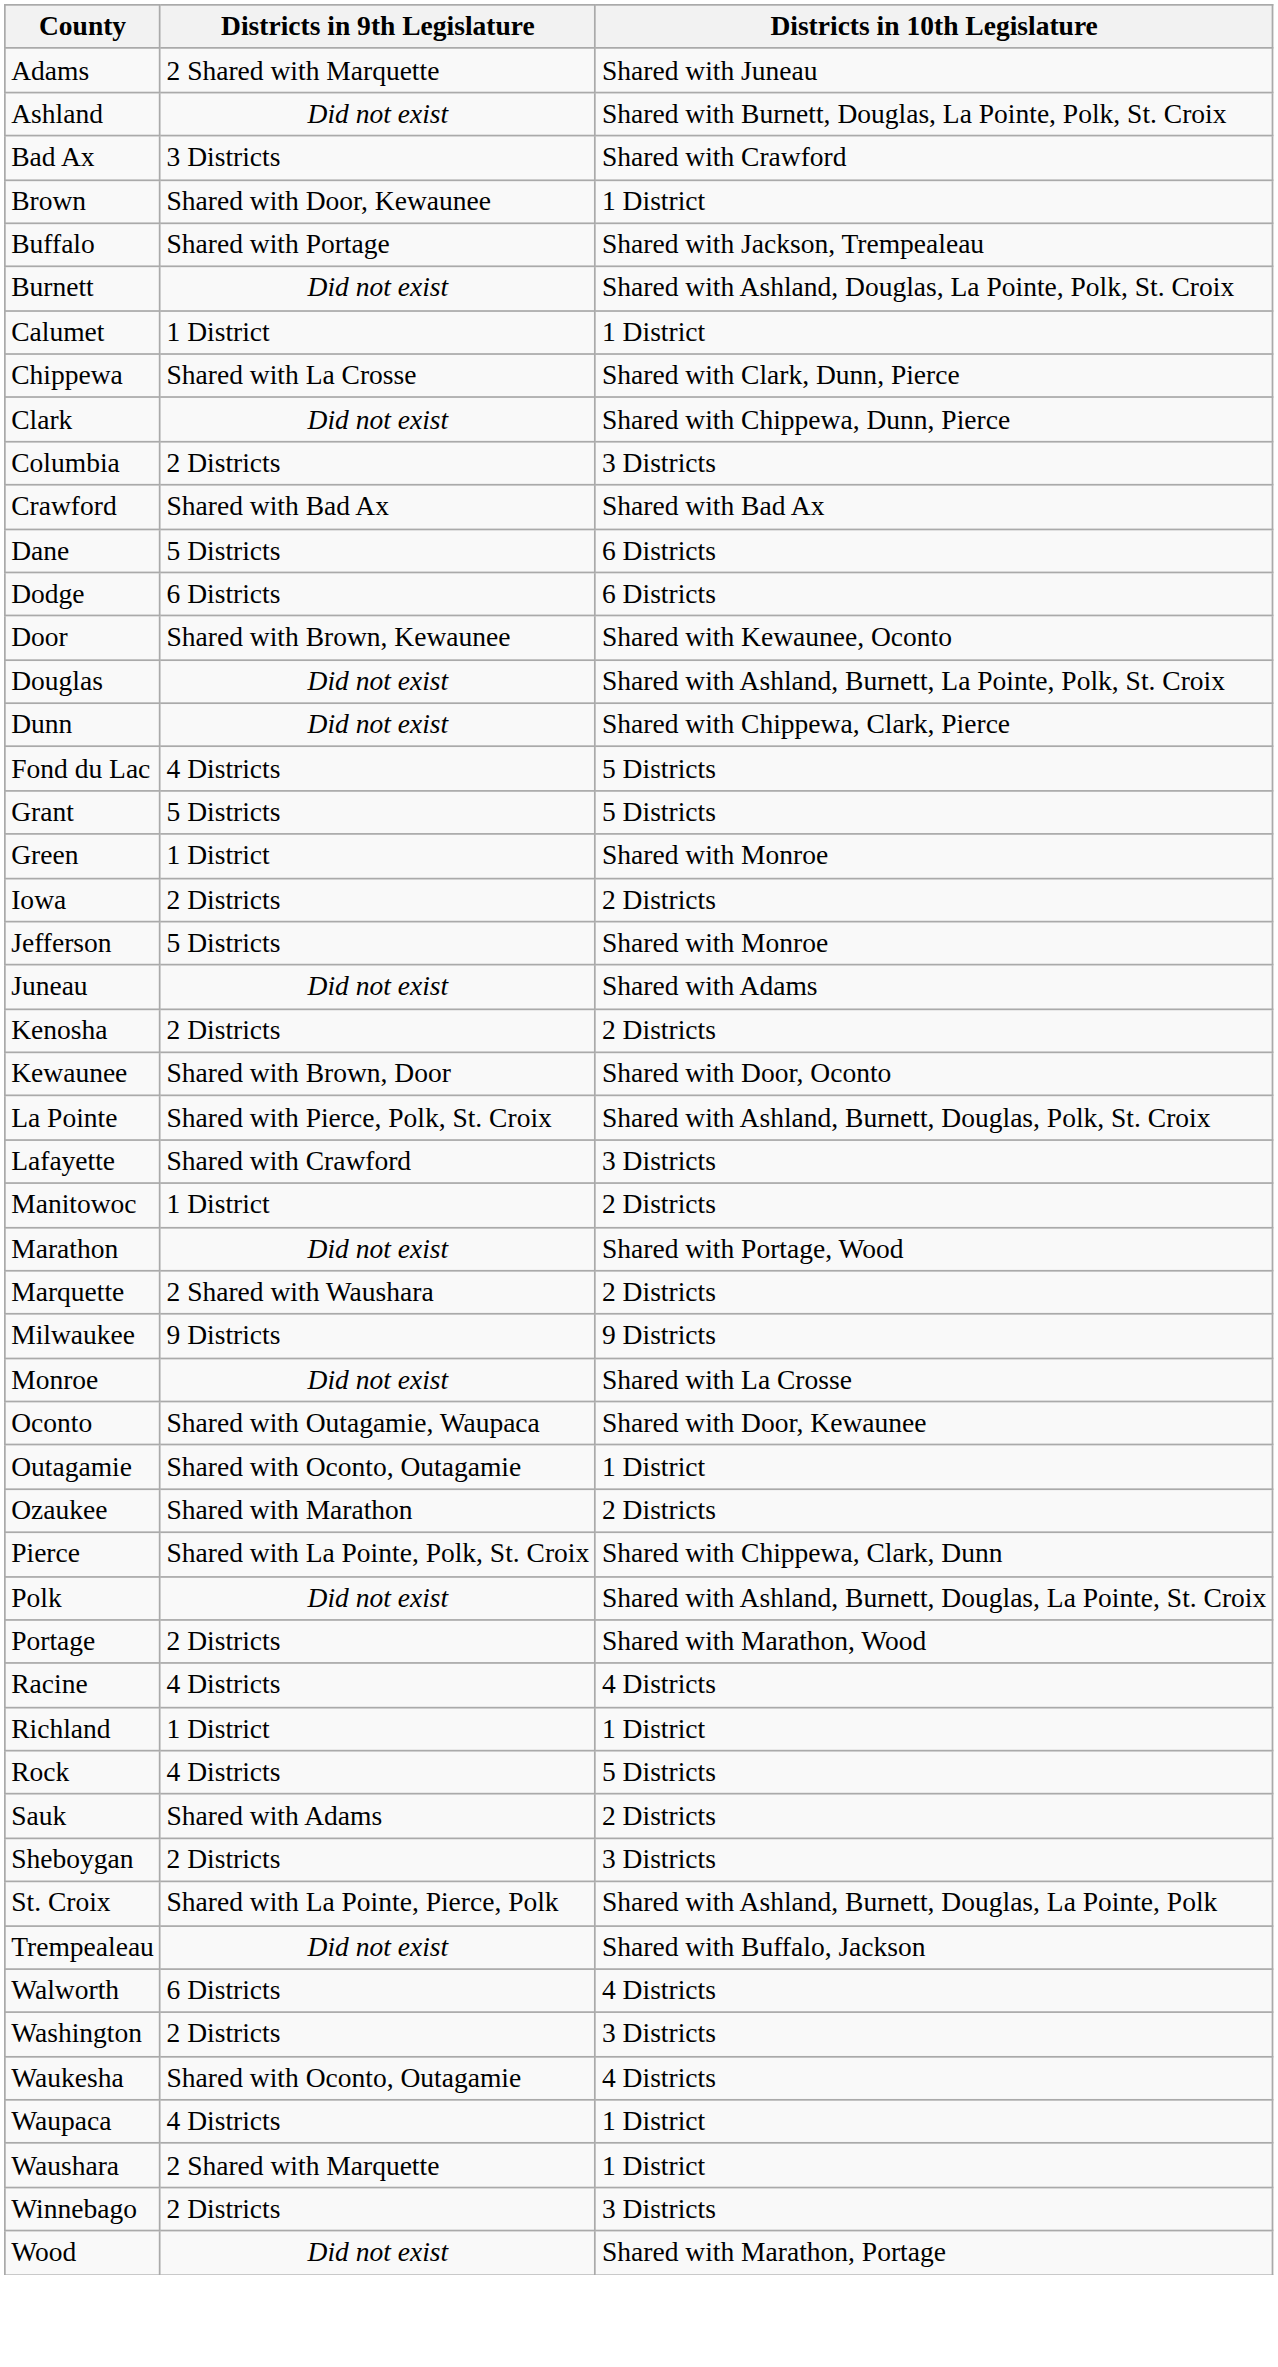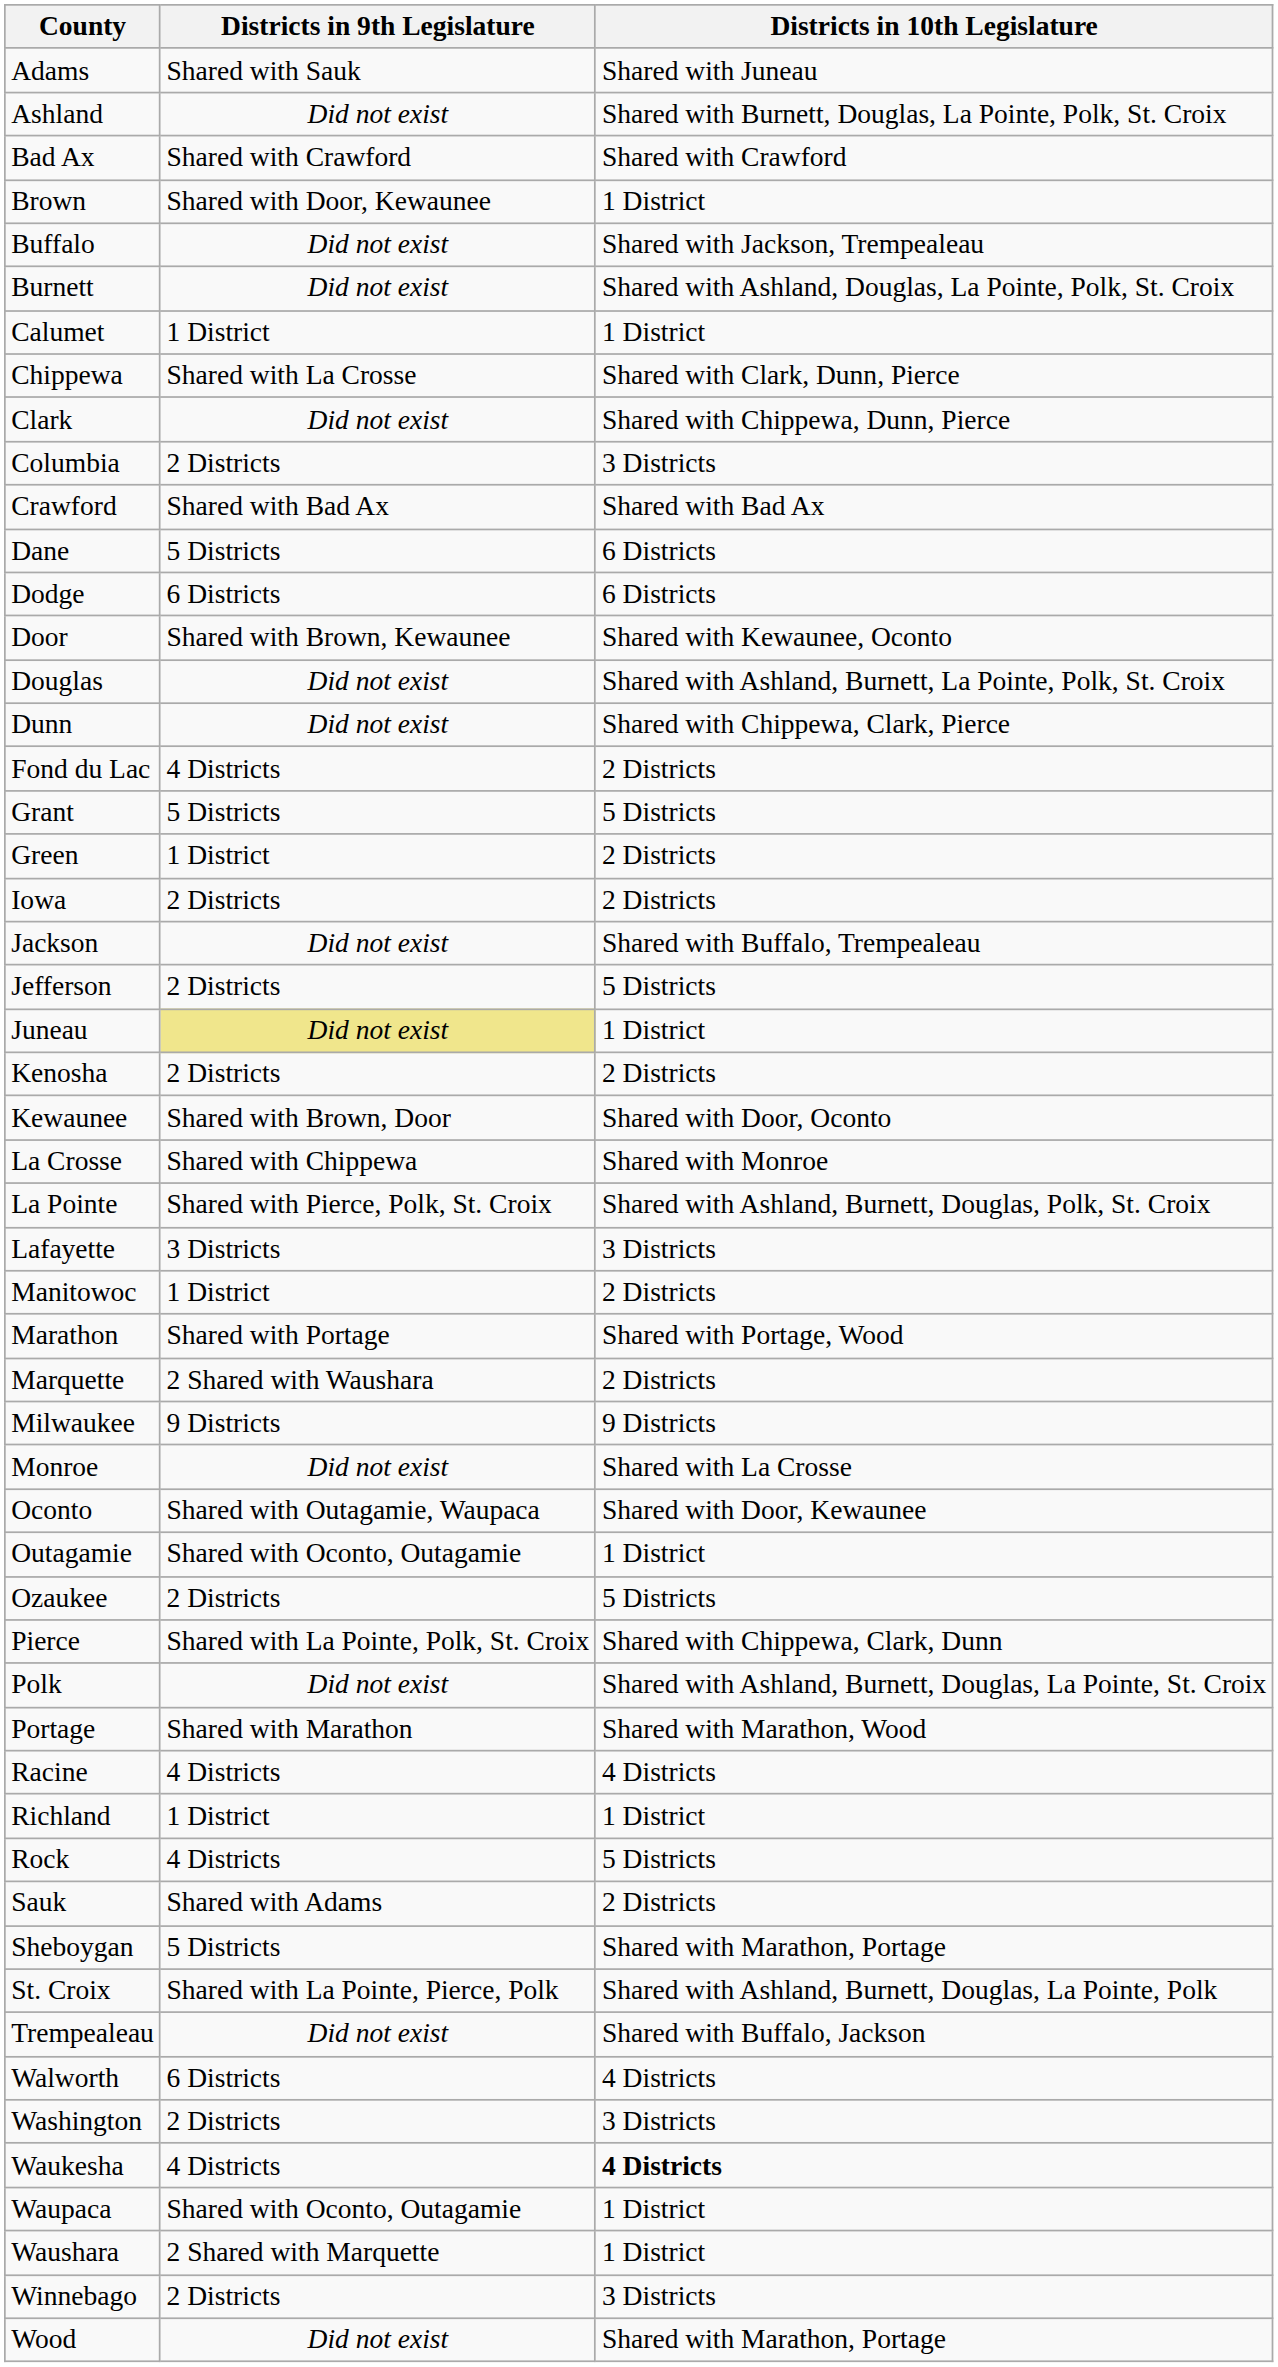(303, 69) 2 Shared with Marquette -> (264, 69) Shared with Sauk
(223, 157) 3 Districts -> (289, 157) Shared with Crawford
(278, 244) Shared with Portage -> (378, 244) Did not exist
(659, 768) 5 Districts -> (659, 768) 2 Districts
(715, 855) Shared with Monroe -> (659, 855) 2 Districts
+ row: (55, 942)
(223, 942) 5 Districts -> (223, 986) 2 Districts
(715, 942) Shared with Monroe -> (659, 986) 5 Districts
(378, 986) no background -> (378, 1030) khaki background
(710, 986) Shared with Adams -> (654, 1030) 1 District
+ row: (67, 1161)
(289, 1161) Shared with Crawford -> (223, 1248) 3 Districts
(378, 1248) Did not exist -> (278, 1335) Shared with Portage
(290, 1510) Shared with Marathon -> (223, 1597) 2 Districts
(659, 1510) 2 Districts -> (659, 1597) 5 Districts
(223, 1641) 2 Districts -> (290, 1728) Shared with Marathon
(223, 1859) 2 Districts -> (223, 1946) 5 Districts
(659, 1859) 3 Districts -> (774, 1946) Shared with Marathon, Portage
(344, 2077) Shared with Oconto, Outagamie -> (223, 2164) 4 Districts
(659, 2077) normal -> (662, 2164) bold
(223, 2121) 4 Districts -> (344, 2208) Shared with Oconto, Outagamie
